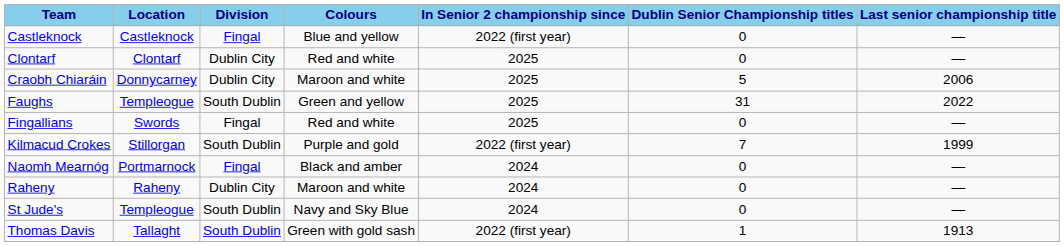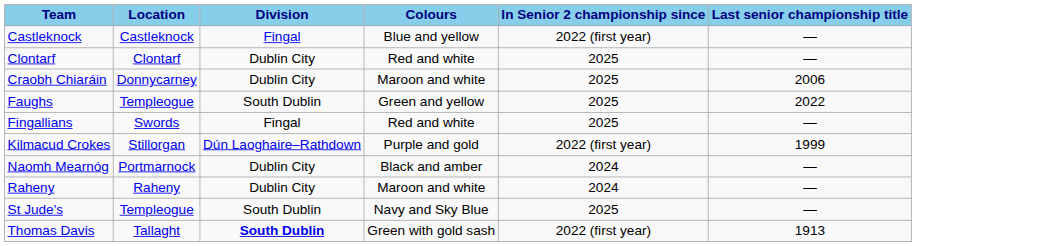- column: (743, 15)
(242, 144) South Dublin -> (282, 144) Dún Laoghaire–Rathdown
(242, 166) Fingal -> (282, 166) Dublin City
(523, 209) 2024 -> (603, 209) 2025
(242, 230) normal -> (282, 230) bold
